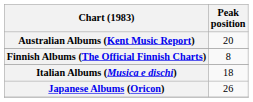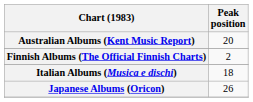(228, 56) 8 -> (228, 56) 2
